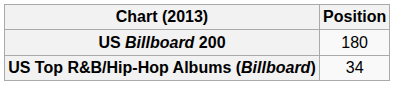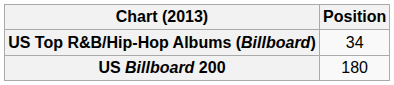rows swapped: (162, 42) <-> (162, 67)
